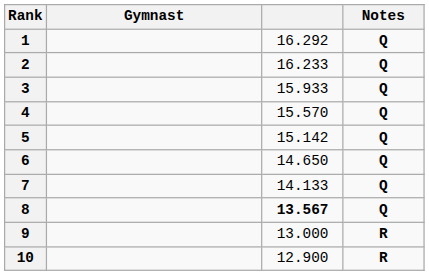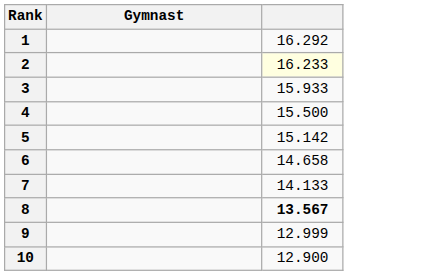- column: (383, 16)
(303, 65) no background -> (303, 65) lightyellow background
(303, 113) 15.570 -> (303, 113) 15.500
(303, 161) 14.650 -> (303, 161) 14.658
(303, 234) 13.000 -> (303, 234) 12.999
